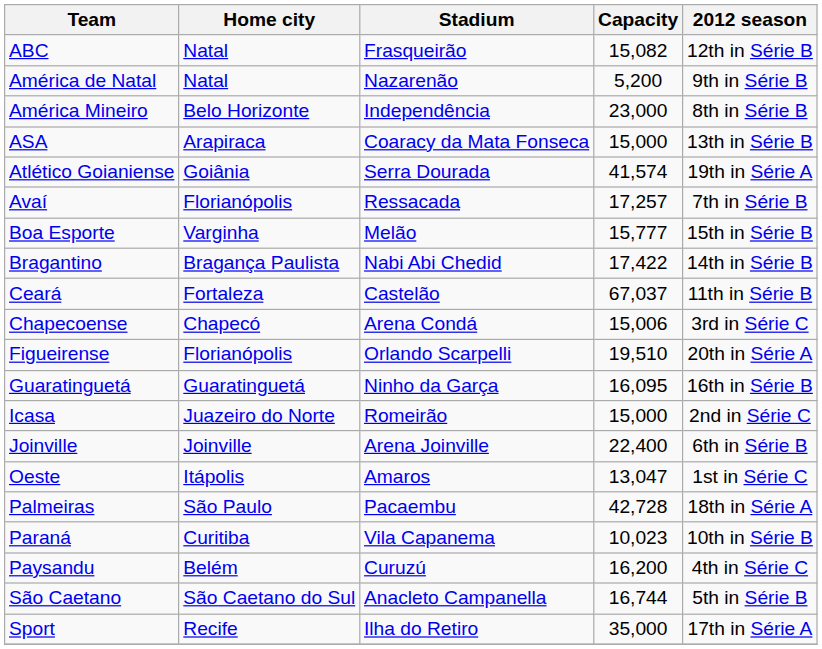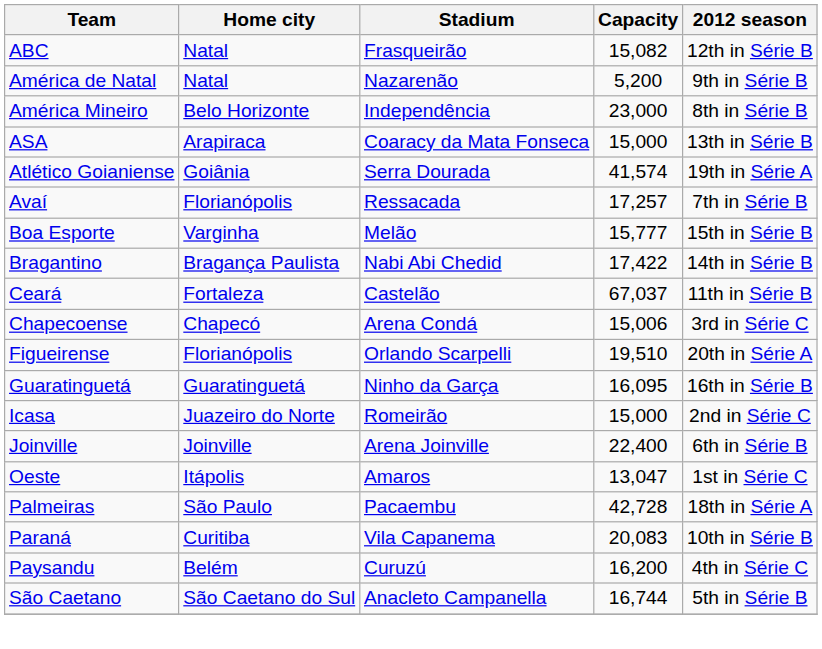(638, 537) 10,023 -> (638, 537) 20,083
- row: (32, 628)
